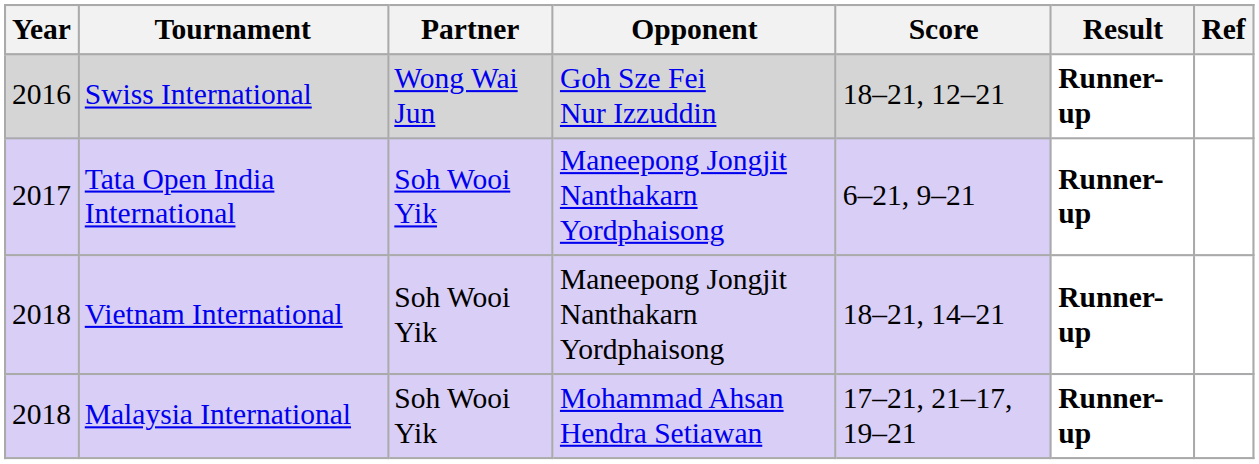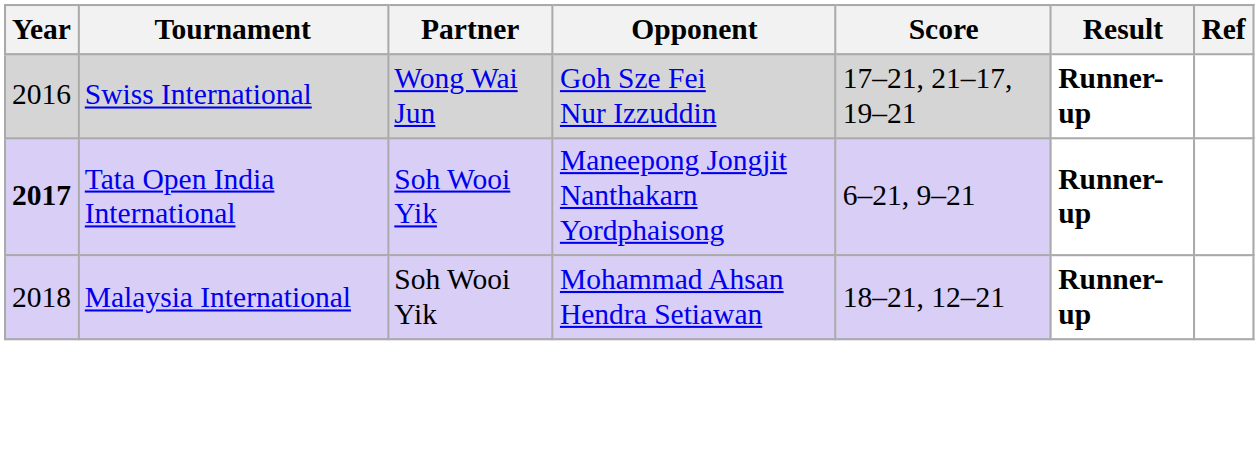(924, 95) 18–21, 12–21 -> (928, 95) 17–21, 21–17, 19–21
(41, 196) normal -> (41, 196) bold
- row: (214, 314)
(928, 415) 17–21, 21–17, 19–21 -> (924, 297) 18–21, 12–21
